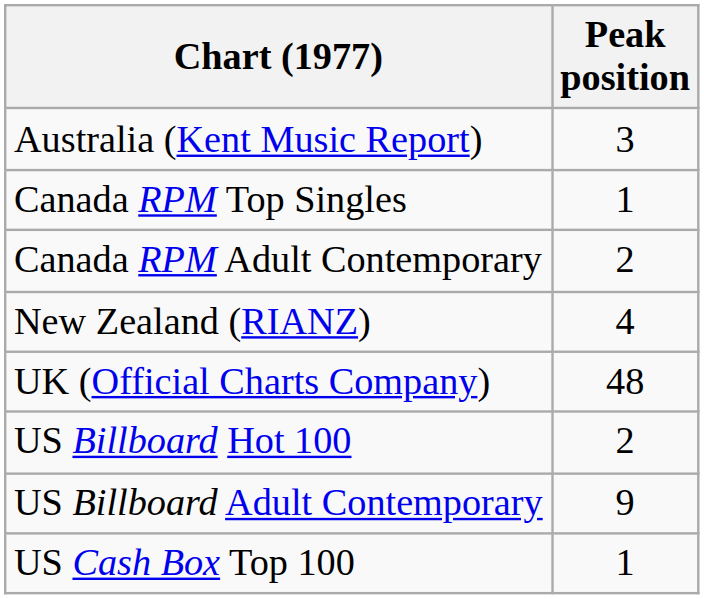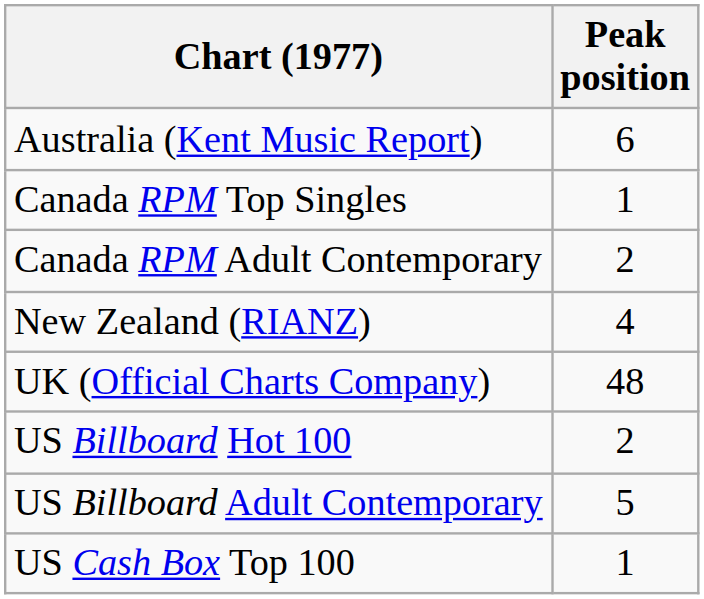(625, 138) 3 -> (625, 138) 6
(625, 502) 9 -> (625, 502) 5
